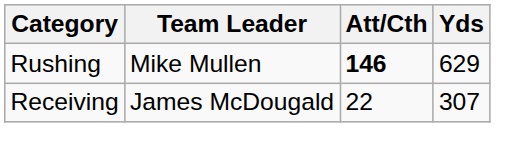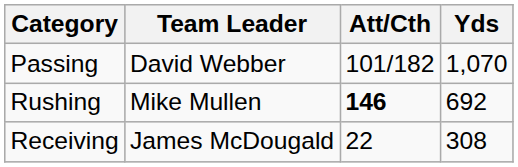+ row: (54, 63)
(459, 63) 629 -> (466, 102) 692
(459, 102) 307 -> (466, 141) 308
